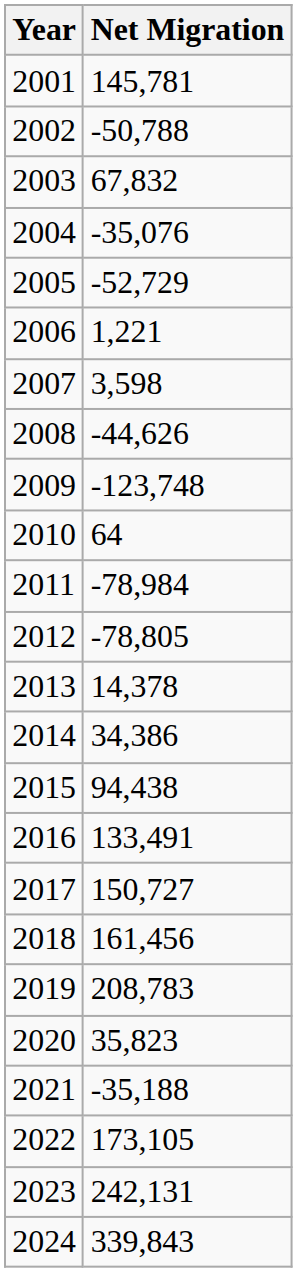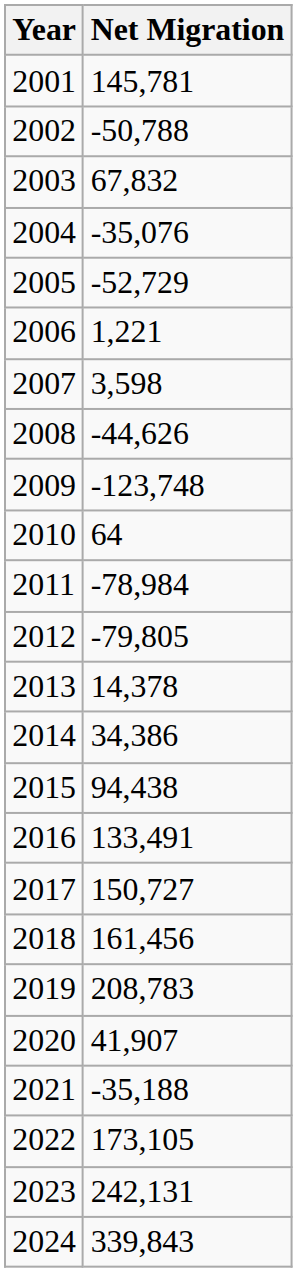(140, 635) -78,805 -> (140, 635) -79,805
(134, 1039) 35,823 -> (134, 1039) 41,907
